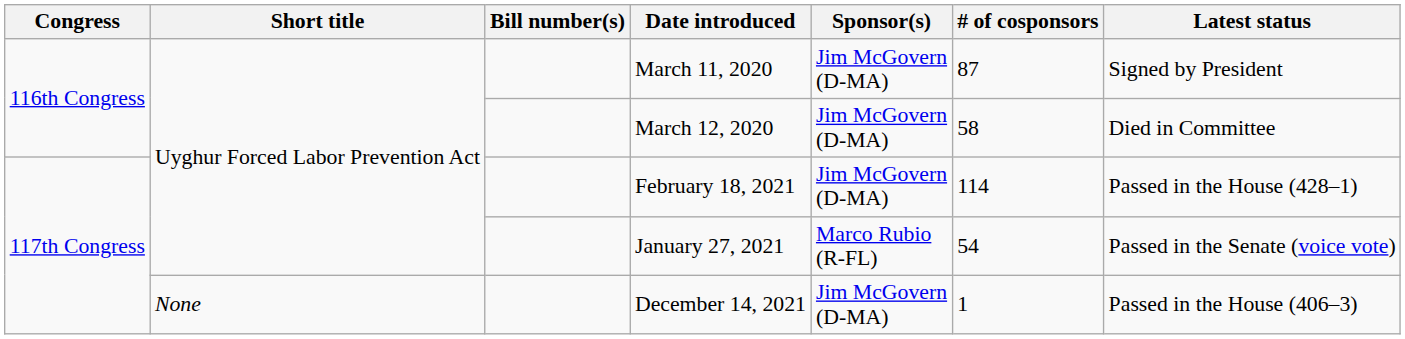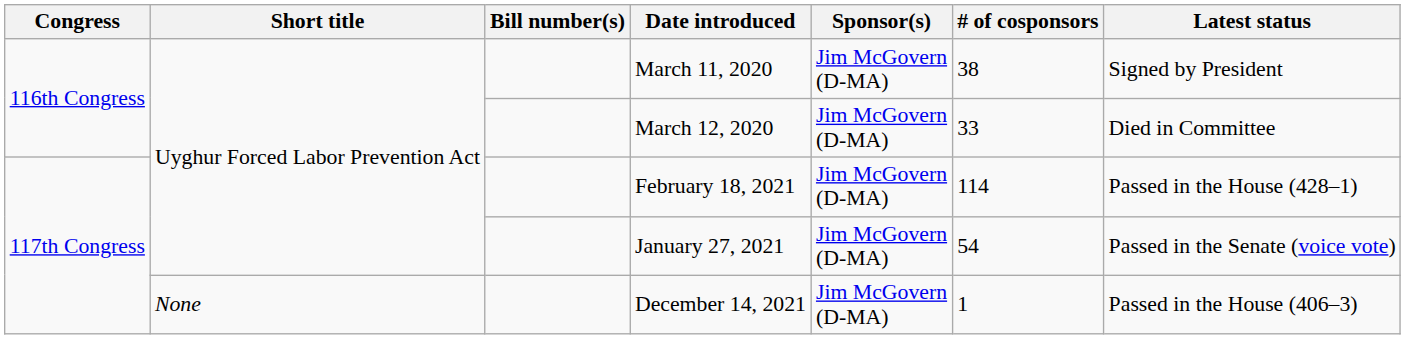(968, 68) 87 -> (968, 68) 38
(968, 127) 58 -> (968, 127) 33
(874, 245) Marco Rubio (R-FL) -> (882, 245) Jim McGovern (D-MA)
